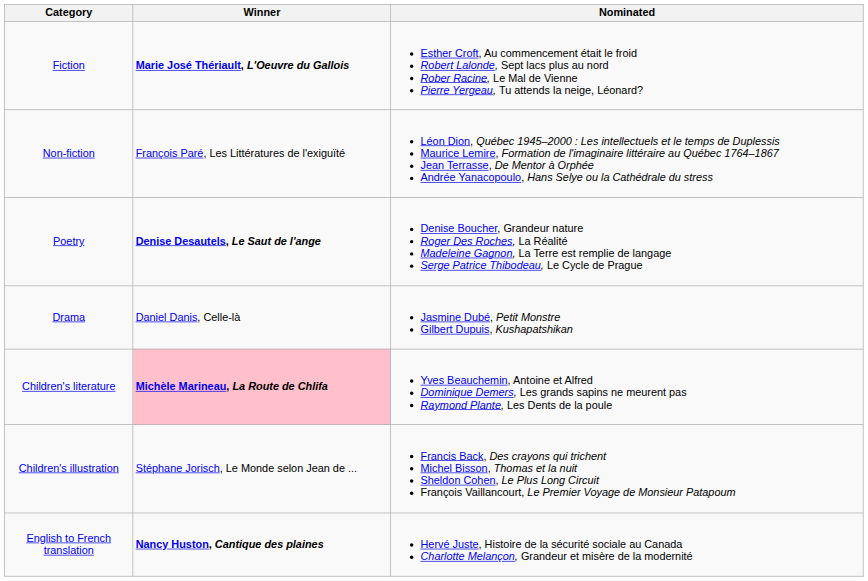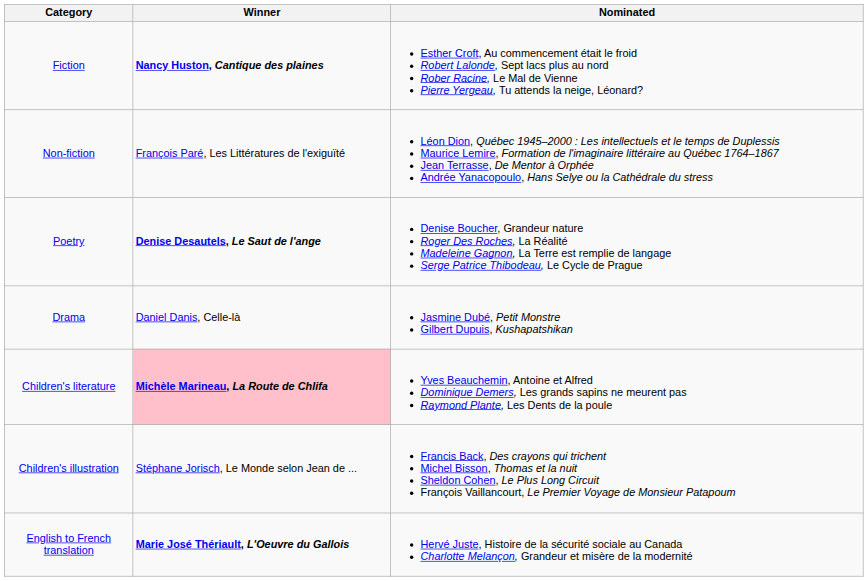(242, 65) Marie José Thériault, L'Oeuvre du Gallois -> (230, 65) Nancy Huston, Cantique des plaines
(230, 544) Nancy Huston, Cantique des plaines -> (242, 544) Marie José Thériault, L'Oeuvre du Gallois
